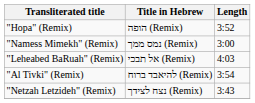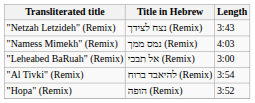rows swapped: (39, 28) <-> (61, 91)
(226, 43) 3:00 -> (226, 43) 4:03
(226, 59) 4:03 -> (226, 59) 3:00
